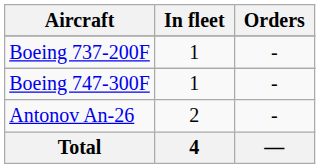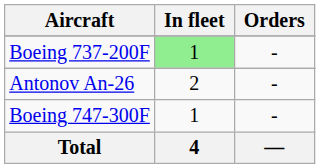(194, 52) no background -> (194, 52) lightgreen background
rows swapped: (80, 83) <-> (72, 115)
